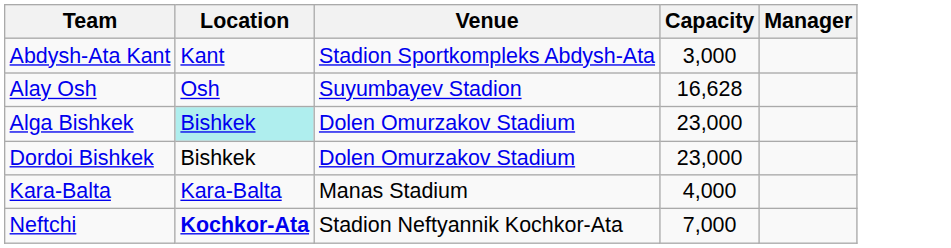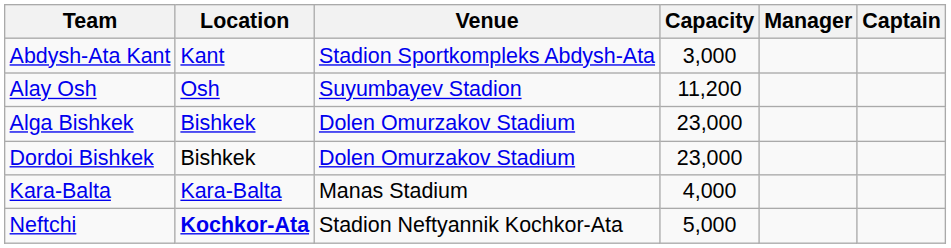+ column: (902, 21)
(710, 89) 16,628 -> (710, 89) 11,200
(218, 123) paleturquoise background -> (218, 123) no background
(710, 225) 7,000 -> (710, 225) 5,000
